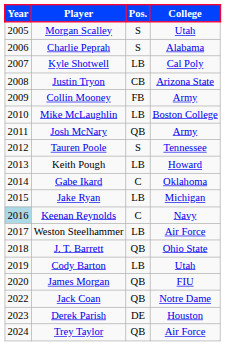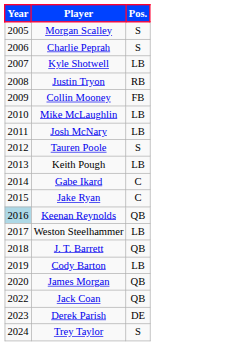- column: (185, 13)
(138, 81) CB -> (138, 81) RB
(138, 131) QB -> (138, 131) LB
(138, 198) LB -> (138, 198) C
(138, 215) C -> (138, 215) QB
(138, 332) QB -> (138, 332) S
